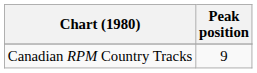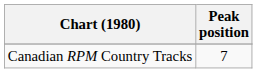(224, 56) 9 -> (224, 56) 7
